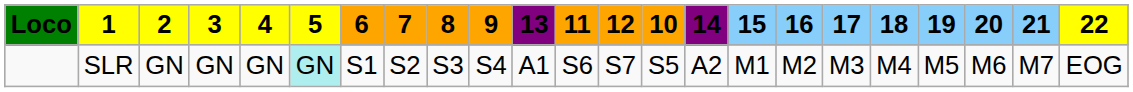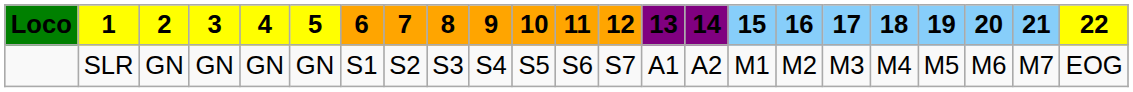columns swapped: (664, 24) <-> (534, 24)
(315, 65) paleturquoise background -> (315, 65) no background
